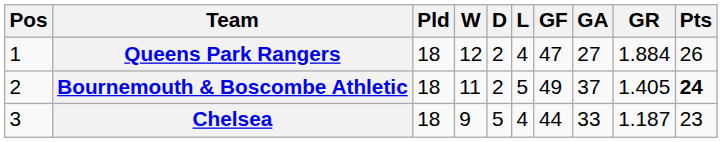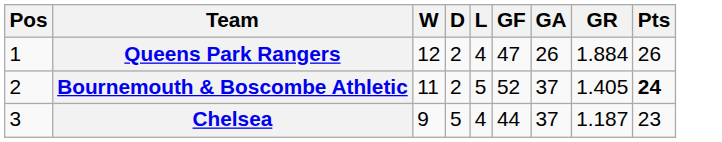- column: (433, 20)
(589, 53) 27 -> (547, 53) 26
(550, 86) 49 -> (509, 86) 52
(589, 119) 33 -> (547, 119) 37
